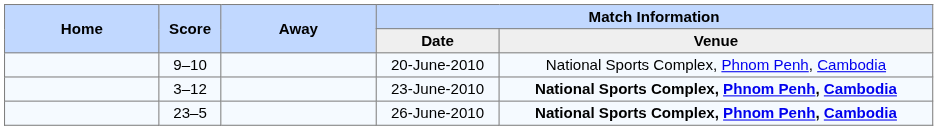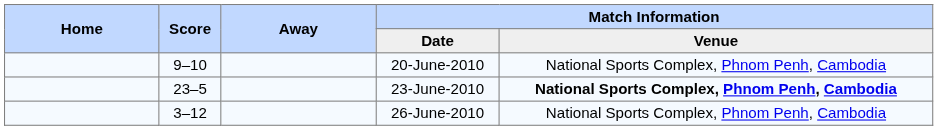(190, 89) 3–12 -> (190, 89) 23–5
(190, 113) 23–5 -> (190, 113) 3–12
(716, 113) bold -> (716, 113) normal
